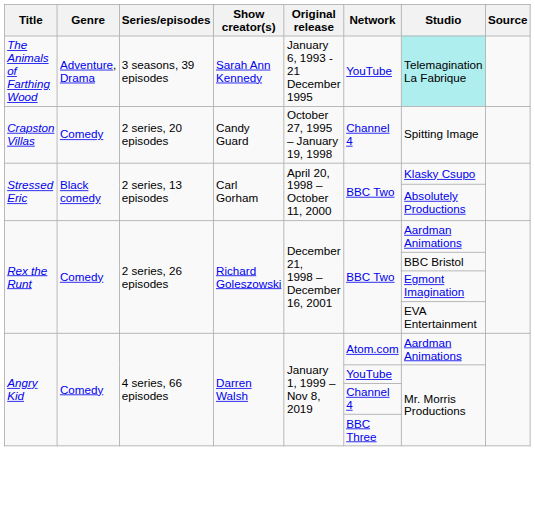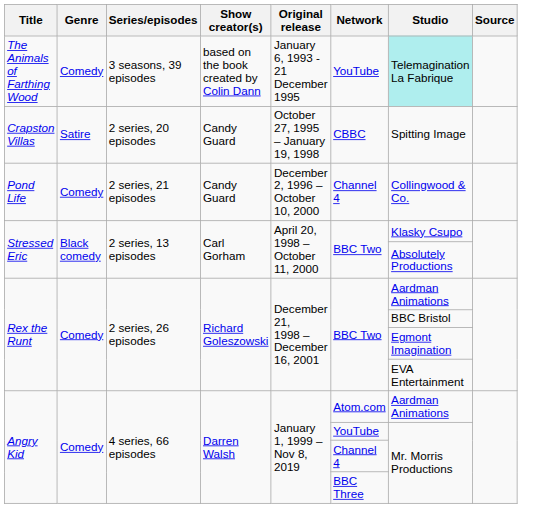(88, 71) Adventure, Drama -> (82, 71) Comedy
(243, 71) Sarah Ann Kennedy -> (232, 71) based on the book created by Colin Dann
(82, 135) Comedy -> (75, 135) Satire
(368, 135) Channel 4 -> (349, 135) CBBC
+ row: (21, 192)
